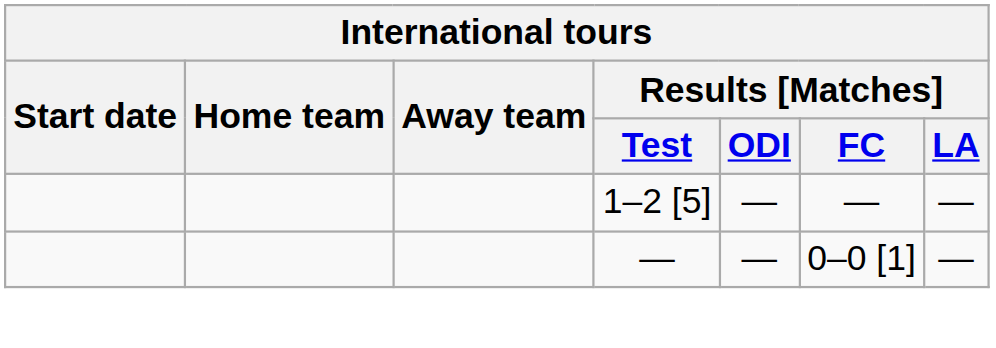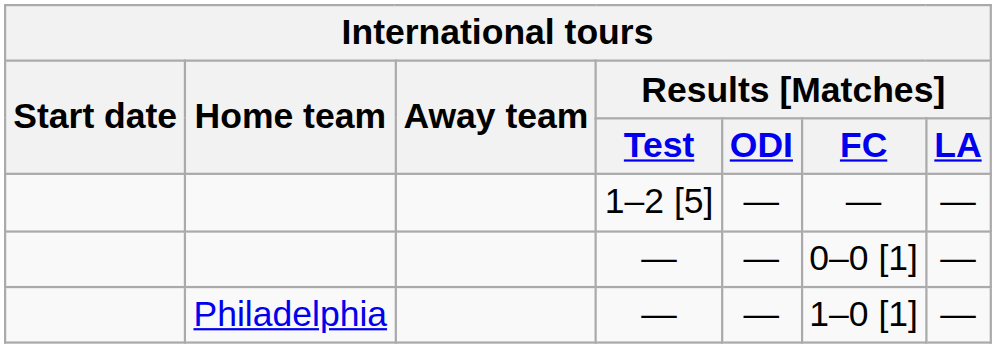+ row: (290, 314)
